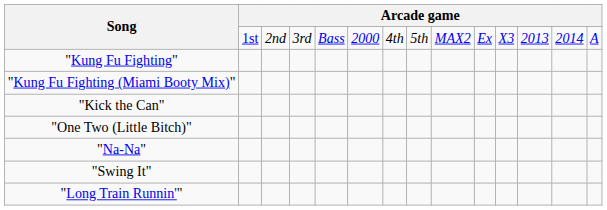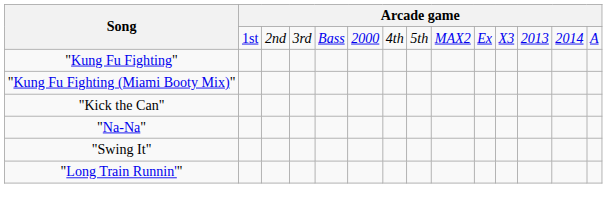- row: (122, 127)
